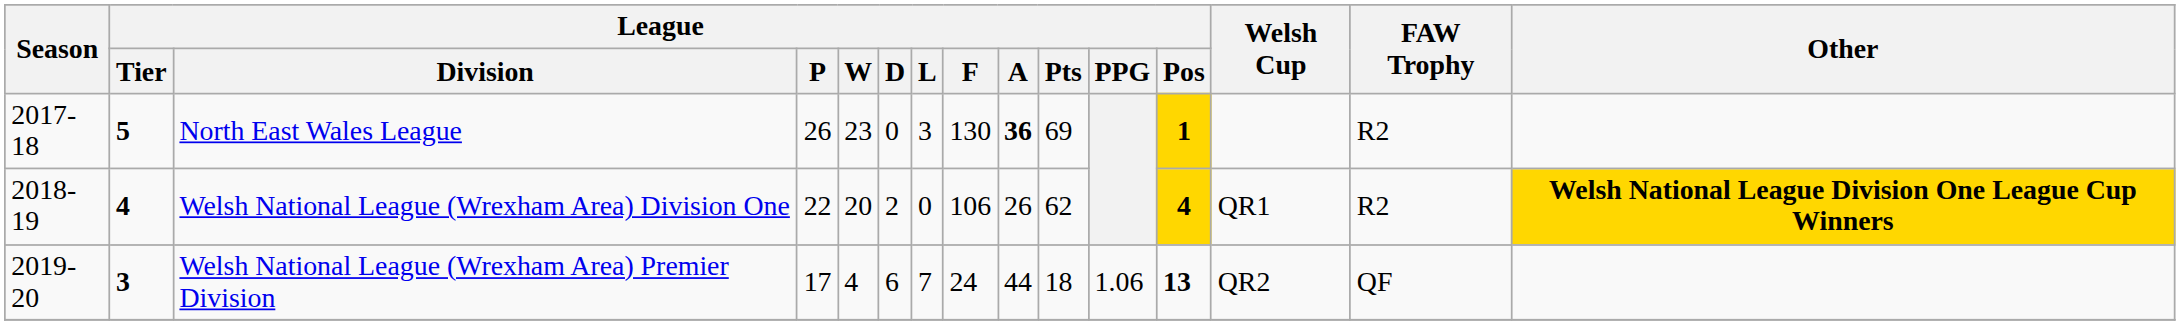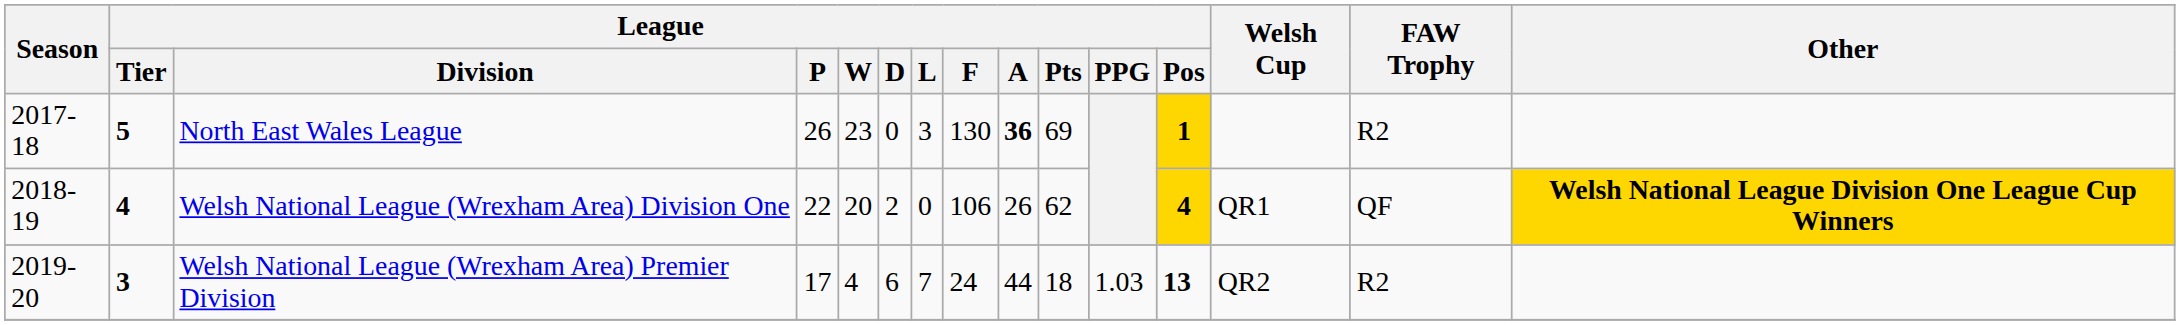(1373, 206) R2 -> (1375, 206) QF
(1119, 281) 1.06 -> (1119, 281) 1.03
(1375, 281) QF -> (1373, 281) R2
